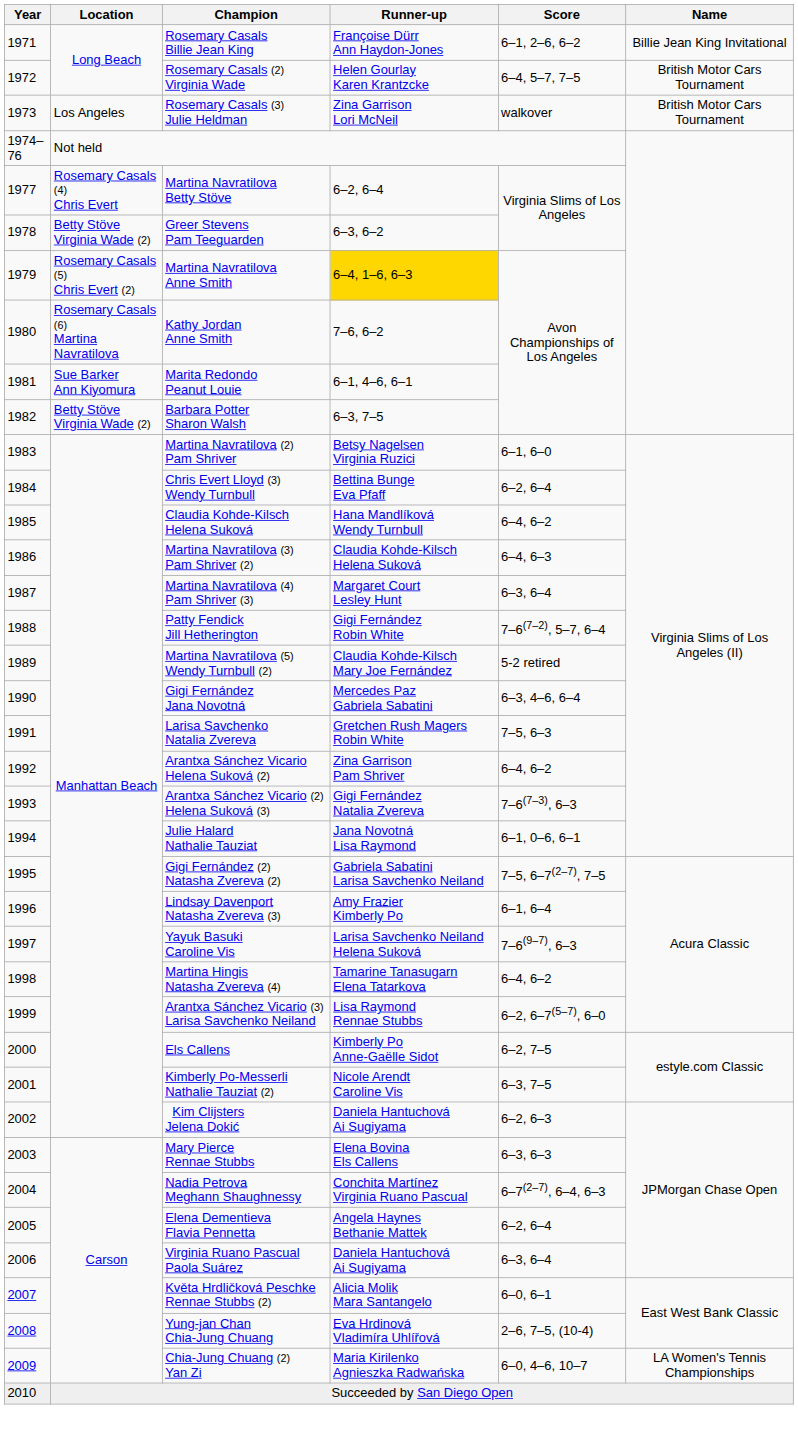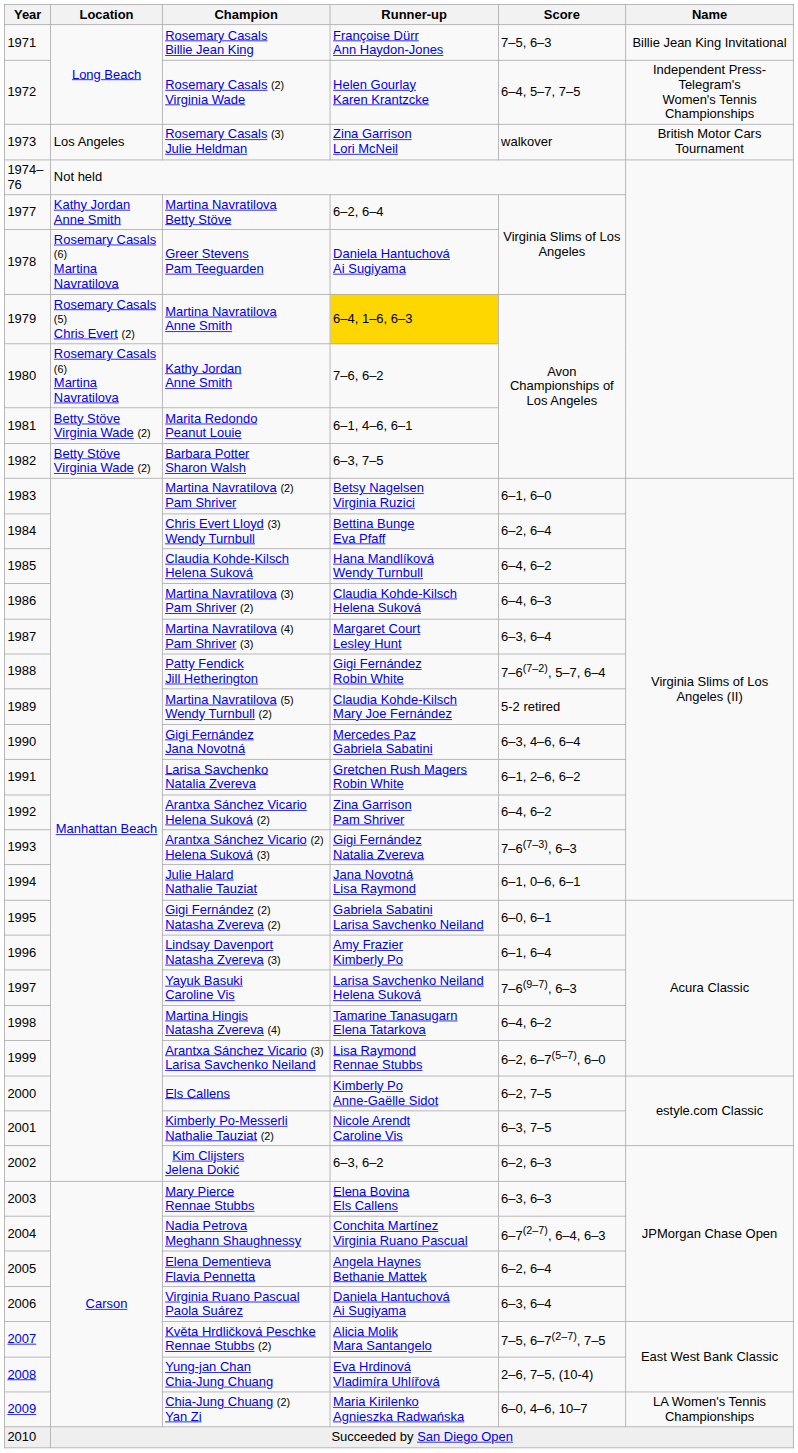(541, 42) 6–1, 2–6, 6–2 -> (526, 42) 7–5, 6–3
(710, 77) British Motor Cars Tournament -> (710, 92) Independent Press-Telegram's Women's Tennis Championships
(105, 190) Rosemary Casals (4) Chris Evert -> (92, 212) Kathy Jordan Anne Smith
(102, 232) Betty Stöve Virginia Wade (2) -> (105, 262) Rosemary Casals (6) Martina Navratilova
(358, 232) 6–3, 6–2 -> (391, 262) Daniela Hantuchová Ai Sugiyama
(95, 382) Sue Barker Ann Kiyomura -> (102, 425) Betty Stöve Virginia Wade (2)
(526, 733) 7–5, 6–3 -> (541, 777) 6–1, 2–6, 6–2
(553, 873) 7–5, 6–7(2–7), 7–5 -> (526, 917) 6–0, 6–1
(391, 1119) Daniela Hantuchová Ai Sugiyama -> (358, 1163) 6–3, 6–2
(526, 1295) 6–0, 6–1 -> (553, 1339) 7–5, 6–7(2–7), 7–5
